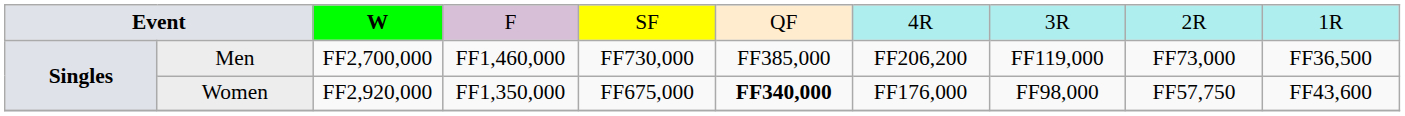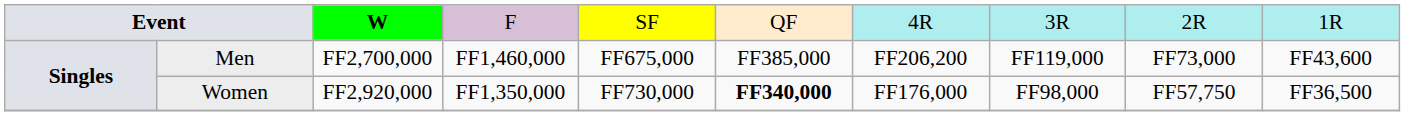(647, 57) FF730,000 -> (647, 57) FF675,000
(1331, 57) FF36,500 -> (1331, 57) FF43,600
(647, 93) FF675,000 -> (647, 93) FF730,000
(1331, 93) FF43,600 -> (1331, 93) FF36,500
